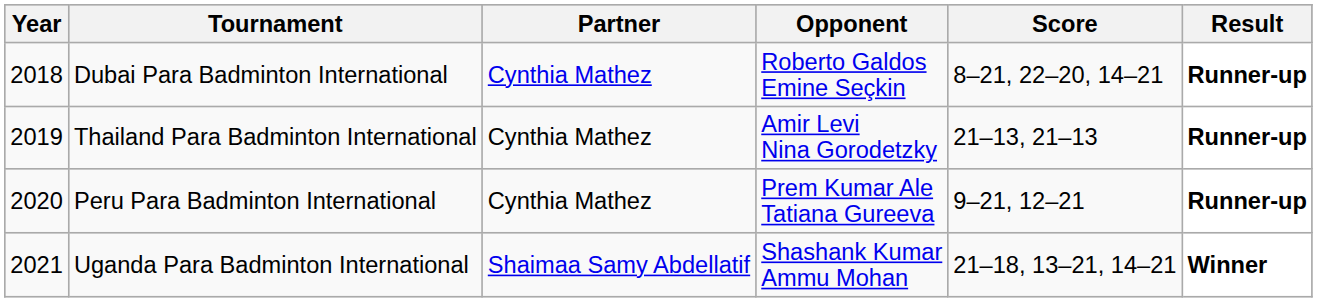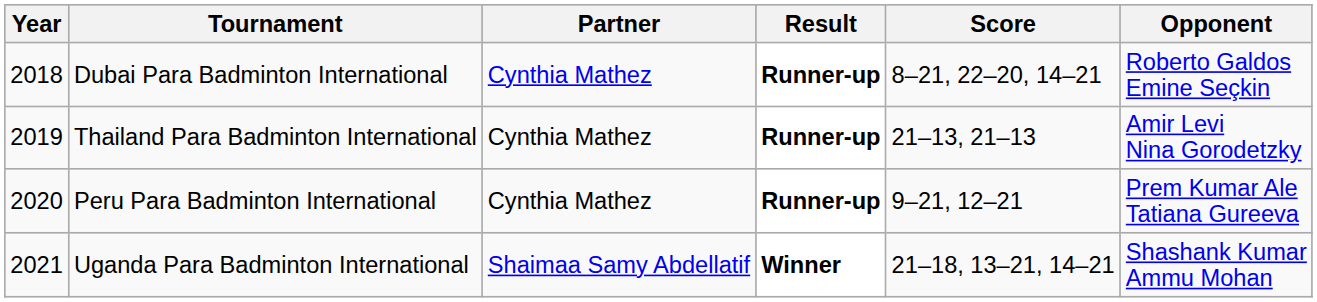columns swapped: (852, 24) <-> (1247, 24)
